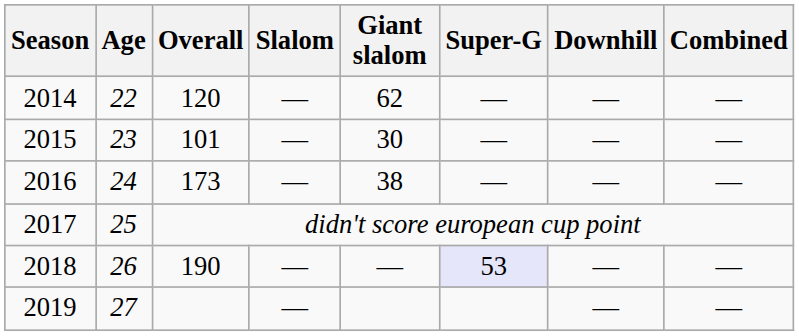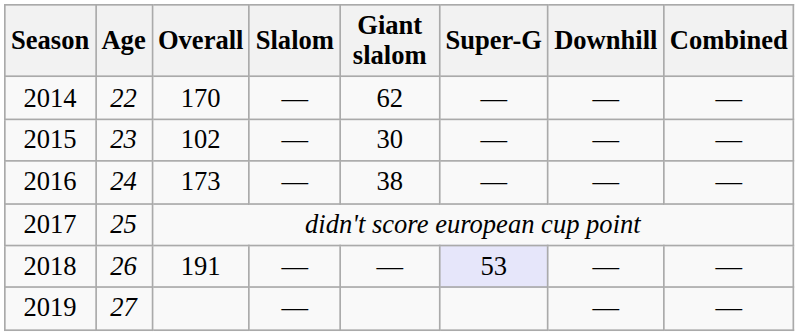(201, 97) 120 -> (201, 97) 170
(201, 139) 101 -> (201, 139) 102
(201, 266) 190 -> (201, 266) 191
